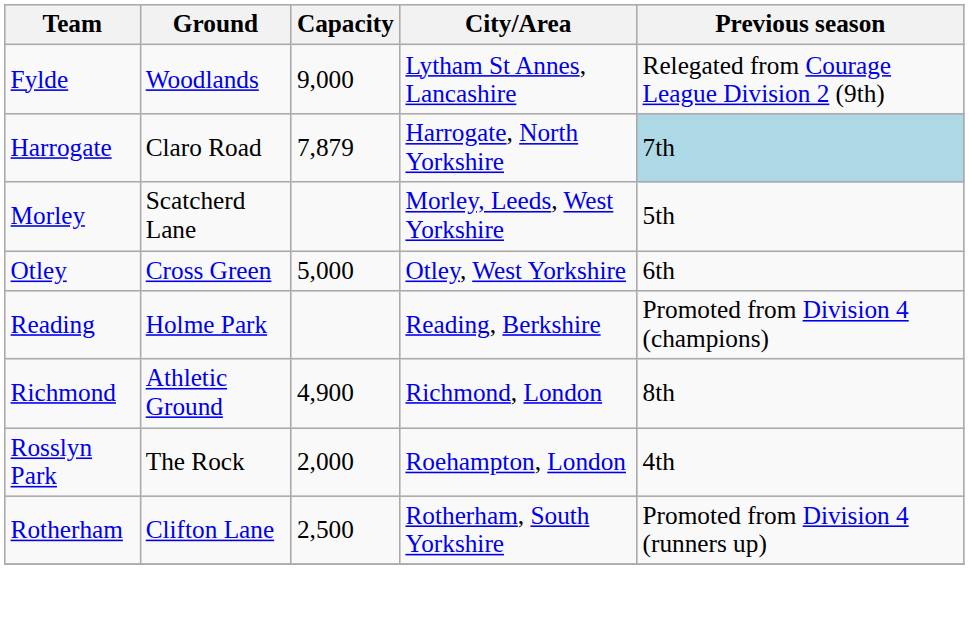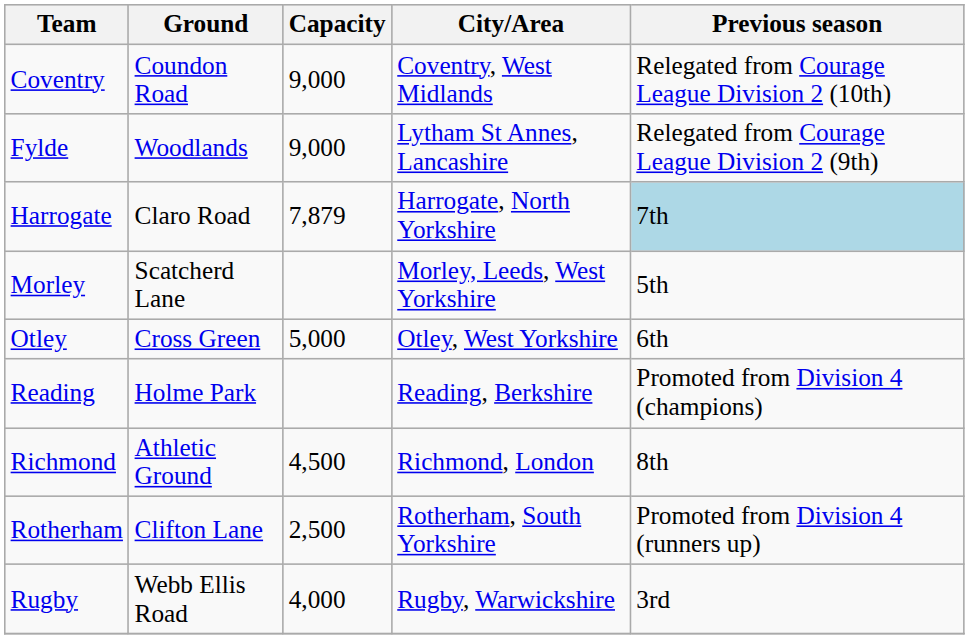+ row: (58, 78)
(325, 393) 4,900 -> (317, 461) 4,500
- row: (51, 461)
+ row: (44, 598)
